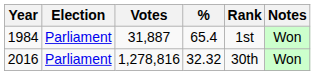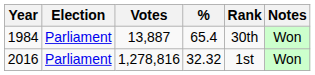(149, 37) 31,887 -> (149, 37) 13,887
(245, 37) 1st -> (245, 37) 30th
(245, 59) 30th -> (245, 59) 1st
